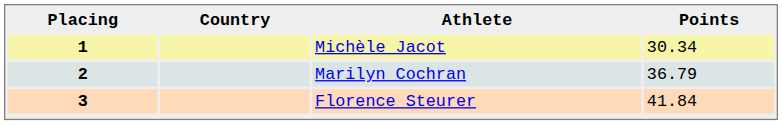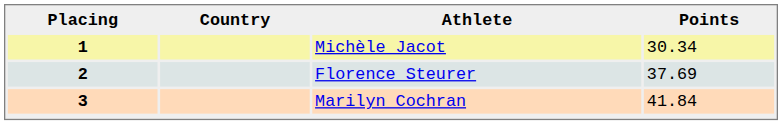(391, 74) Marilyn Cochran -> (396, 74) Florence Steurer
(672, 74) 36.79 -> (672, 74) 37.69
(396, 101) Florence Steurer -> (391, 101) Marilyn Cochran
